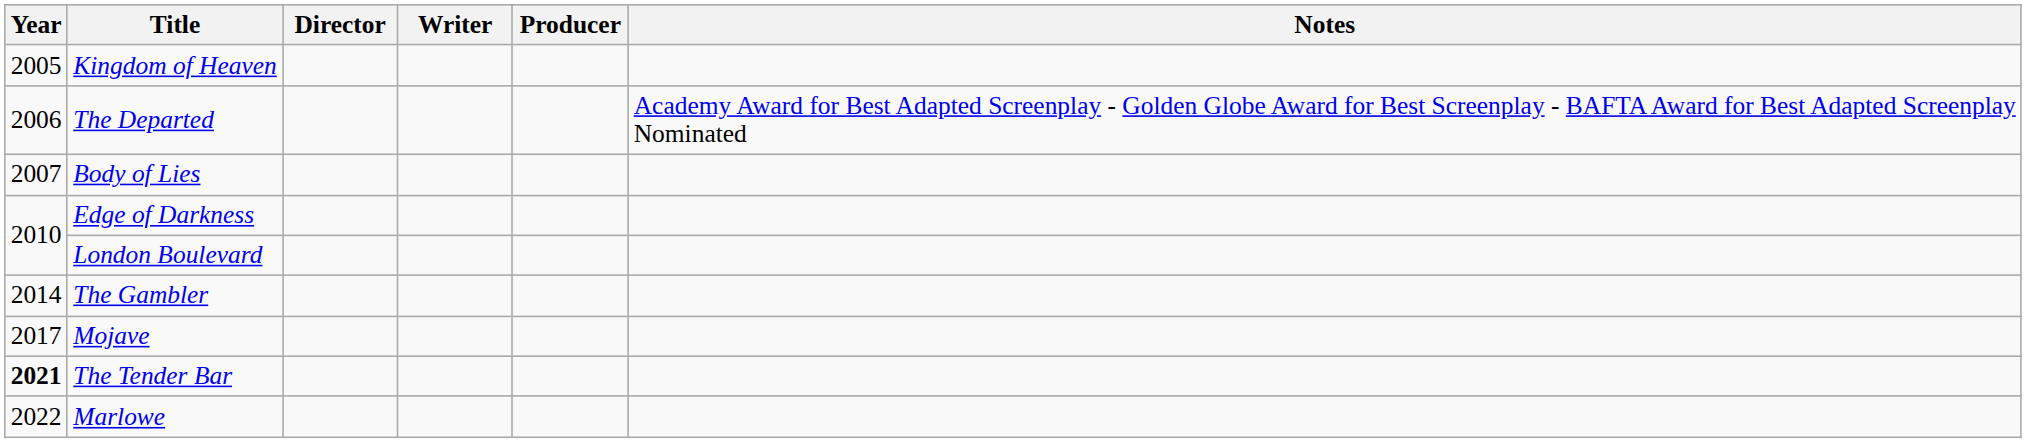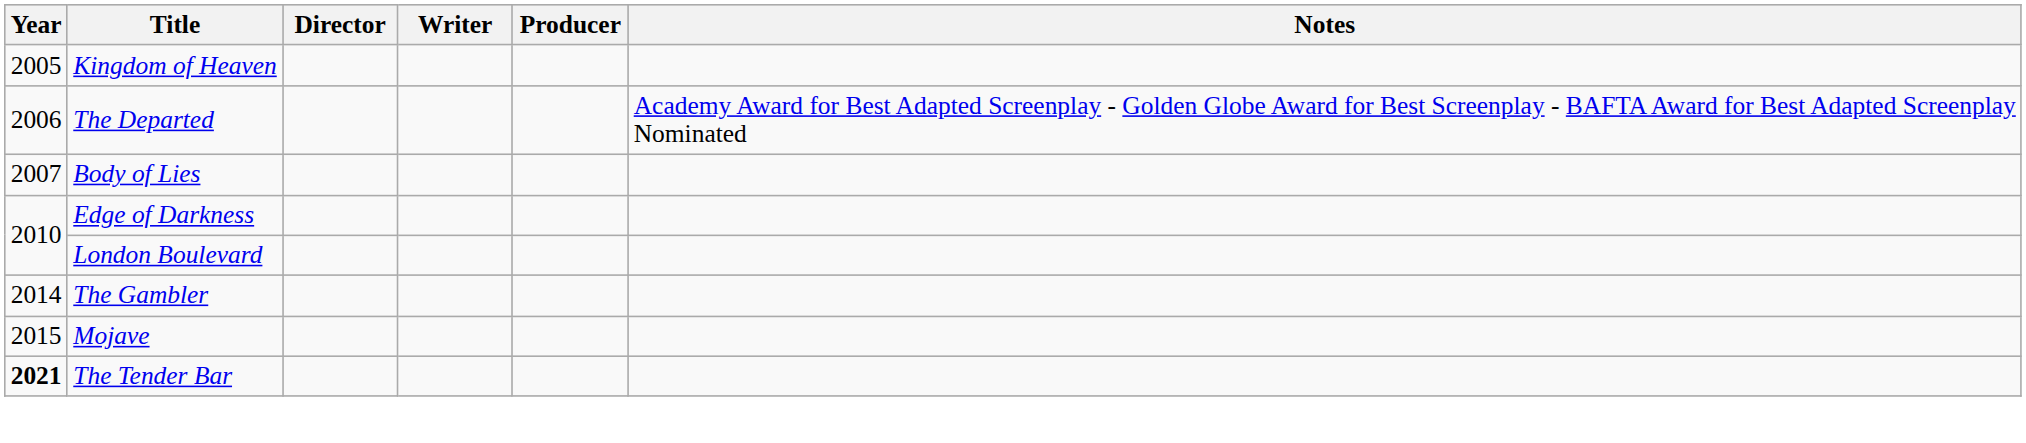(36, 335) 2017 -> (36, 335) 2015
- row: (119, 416)
